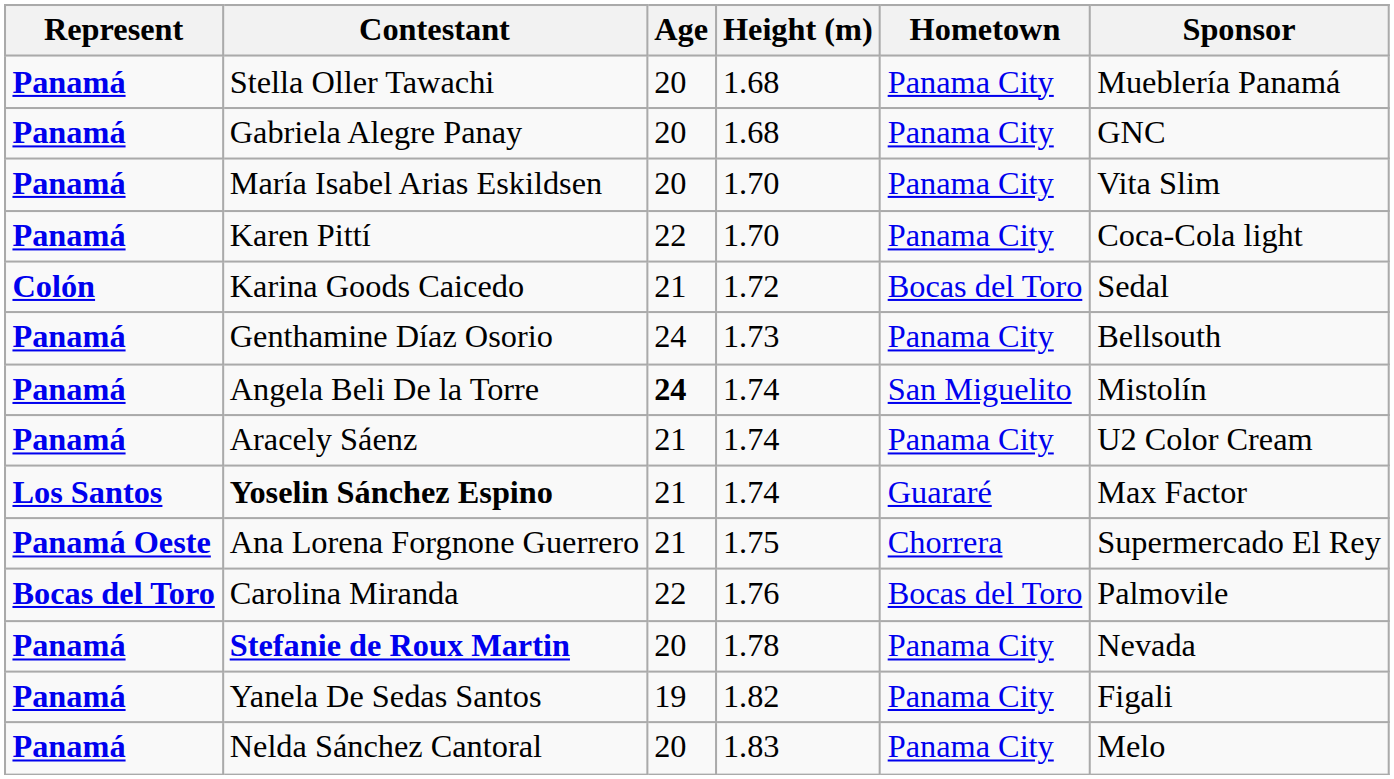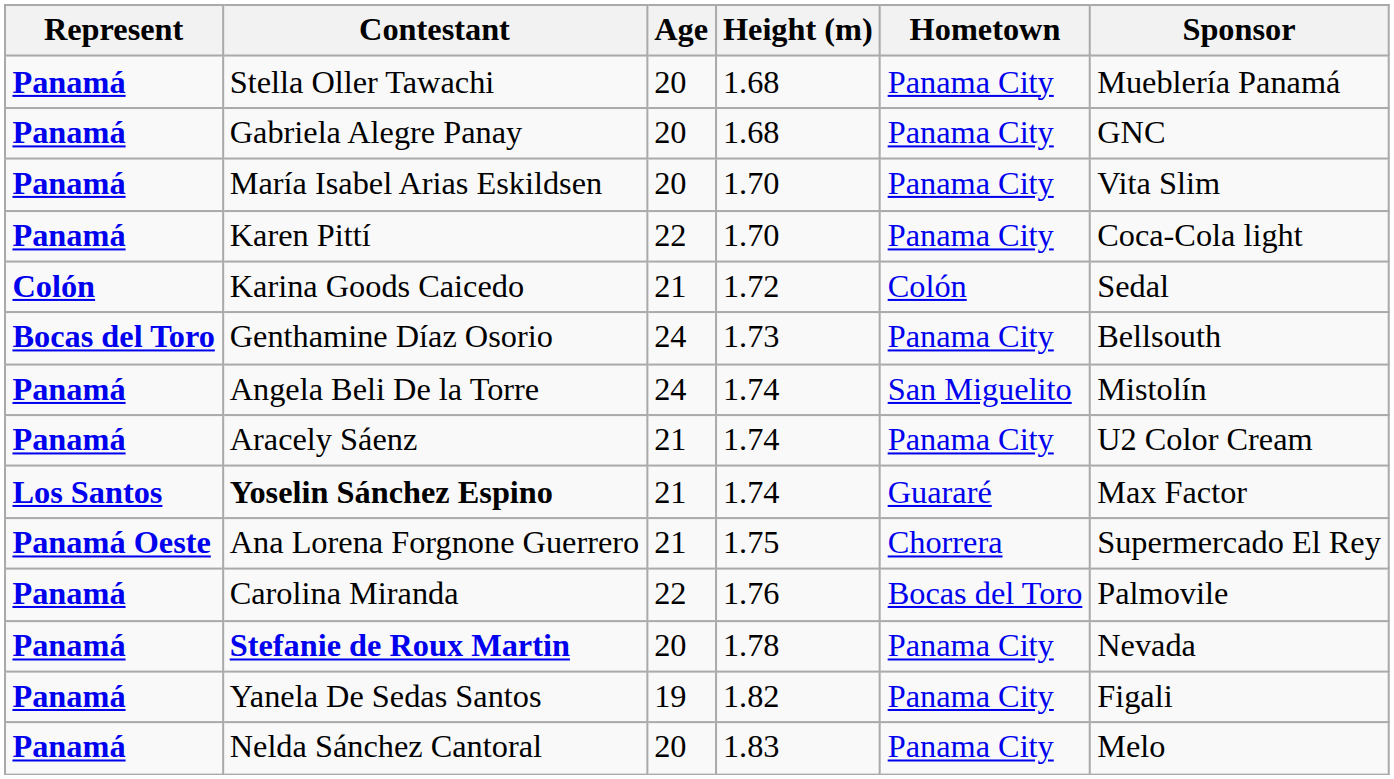(985, 286) Bocas del Toro -> (927, 286) Colón
(69, 337) Panamá -> (114, 337) Bocas del Toro
(670, 388) bold -> (670, 388) normal
(114, 593) Bocas del Toro -> (69, 593) Panamá
